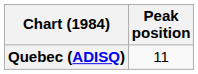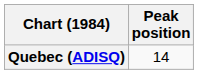(161, 57) 11 -> (161, 57) 14
